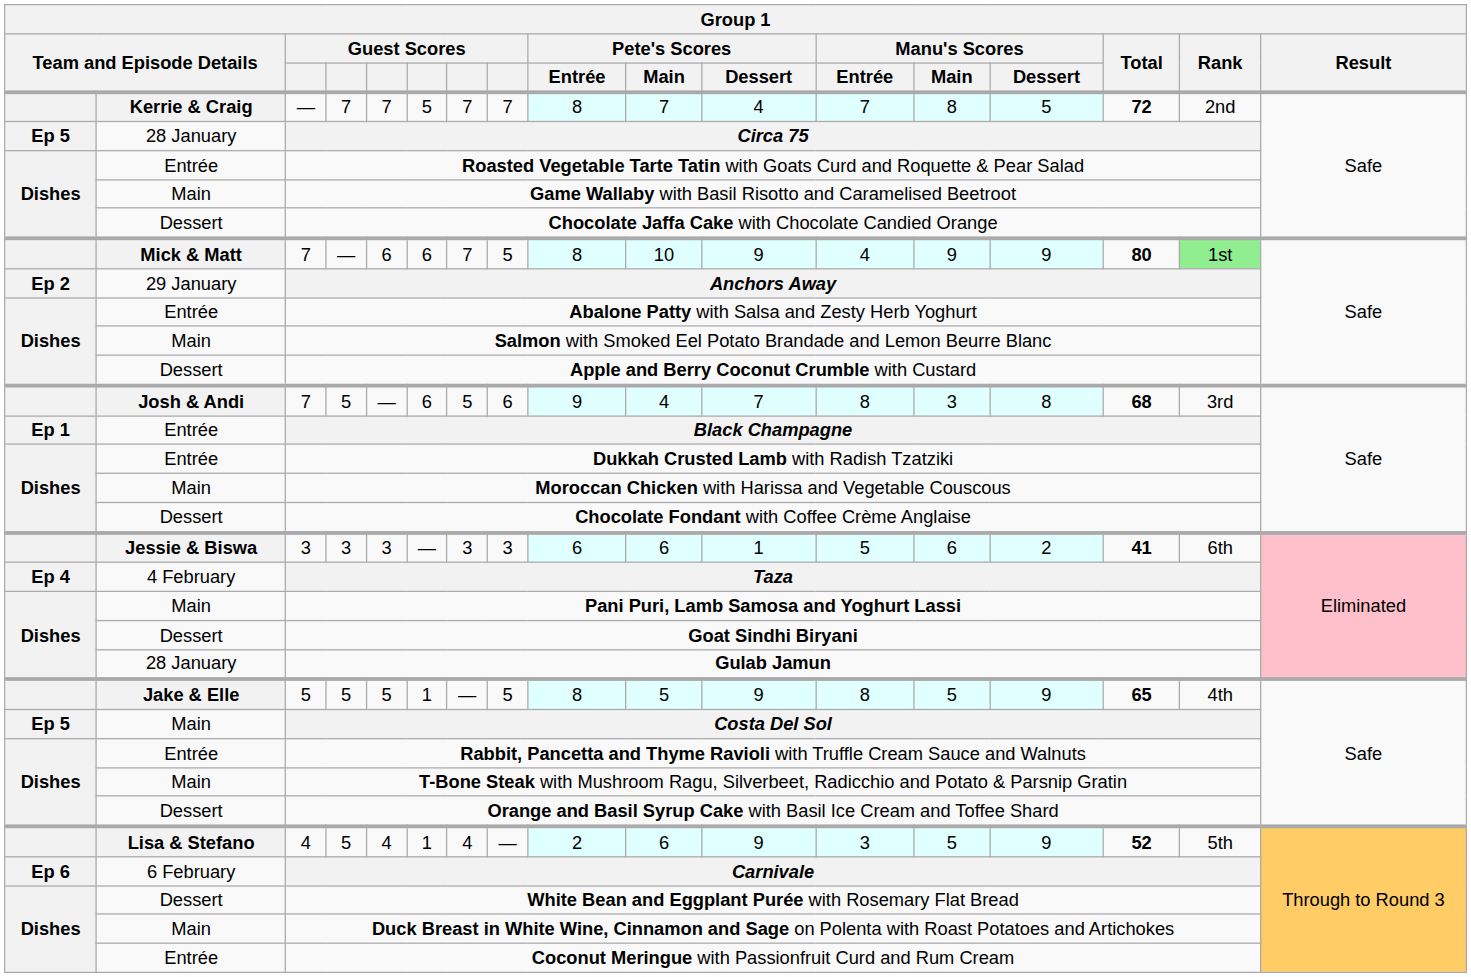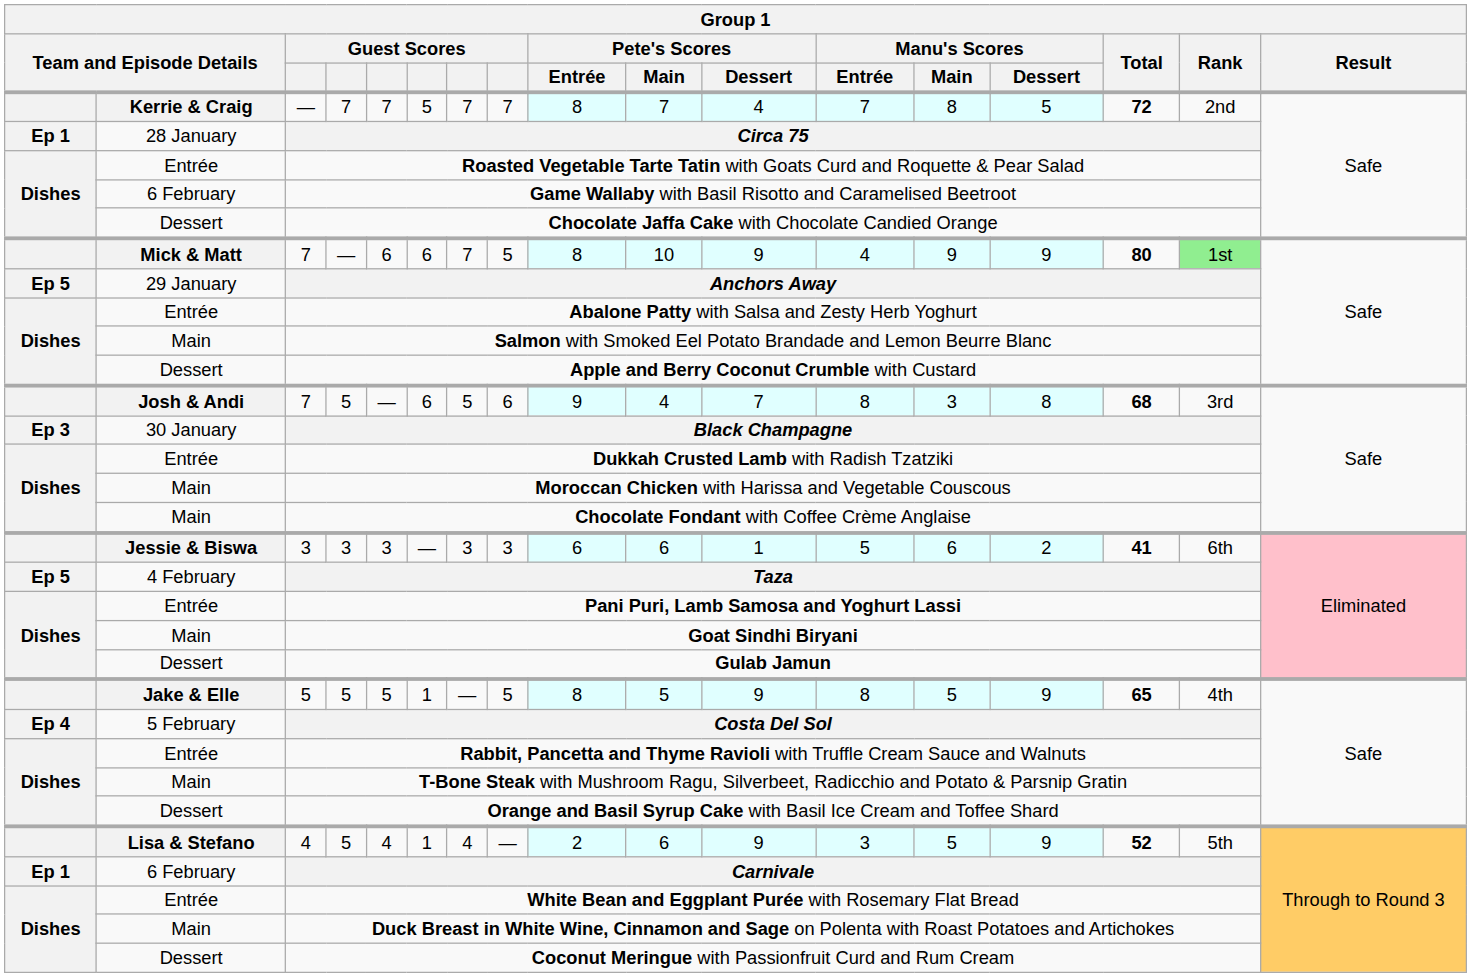(51, 136) Ep 5 -> (51, 136) Ep 1
(191, 194) Main -> (191, 194) 6 February
(51, 283) Ep 2 -> (51, 283) Ep 5
(51, 430) Ep 1 -> (51, 430) Ep 3
(191, 430) Entrée -> (191, 430) 30 January
(191, 517) Dessert -> (191, 517) Main
(51, 577) Ep 4 -> (51, 577) Ep 5
(191, 606) Main -> (191, 606) Entrée
(191, 635) Dessert -> (191, 635) Main
(191, 664) 28 January -> (191, 664) Dessert
(51, 724) Ep 5 -> (51, 724) Ep 4
(191, 724) Main -> (191, 724) 5 February
(51, 871) Ep 6 -> (51, 871) Ep 1
(191, 900) Dessert -> (191, 900) Entrée
(191, 958) Entrée -> (191, 958) Dessert
